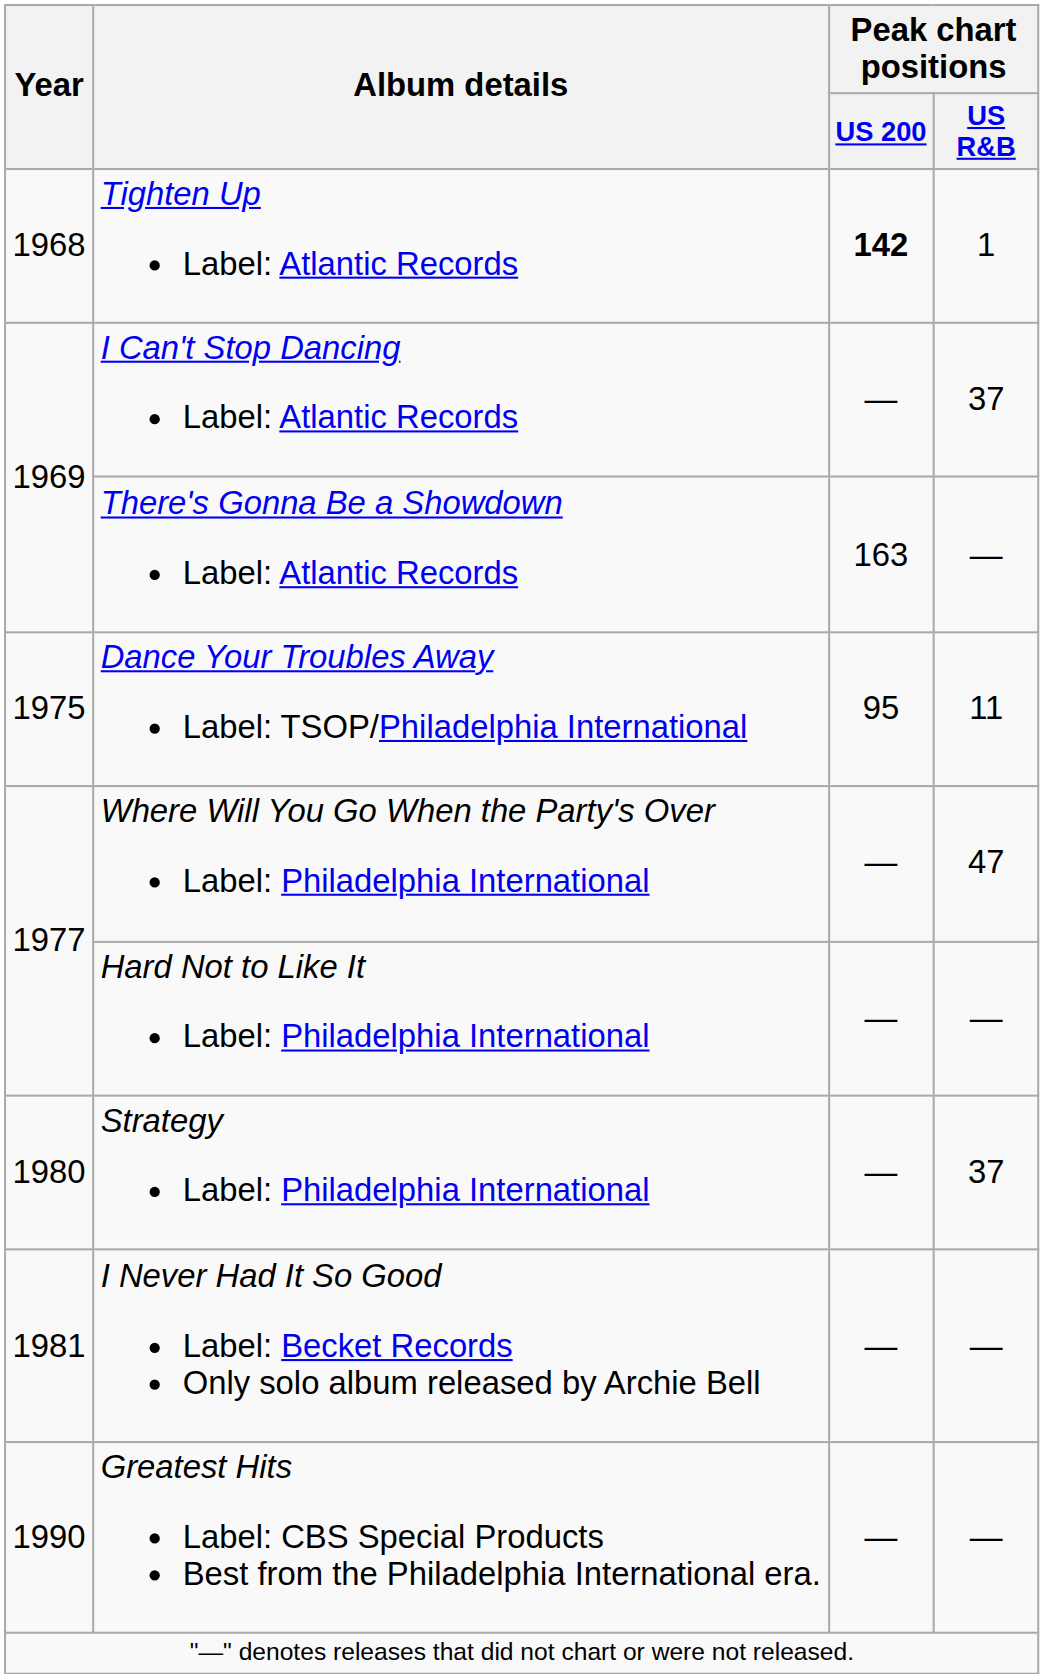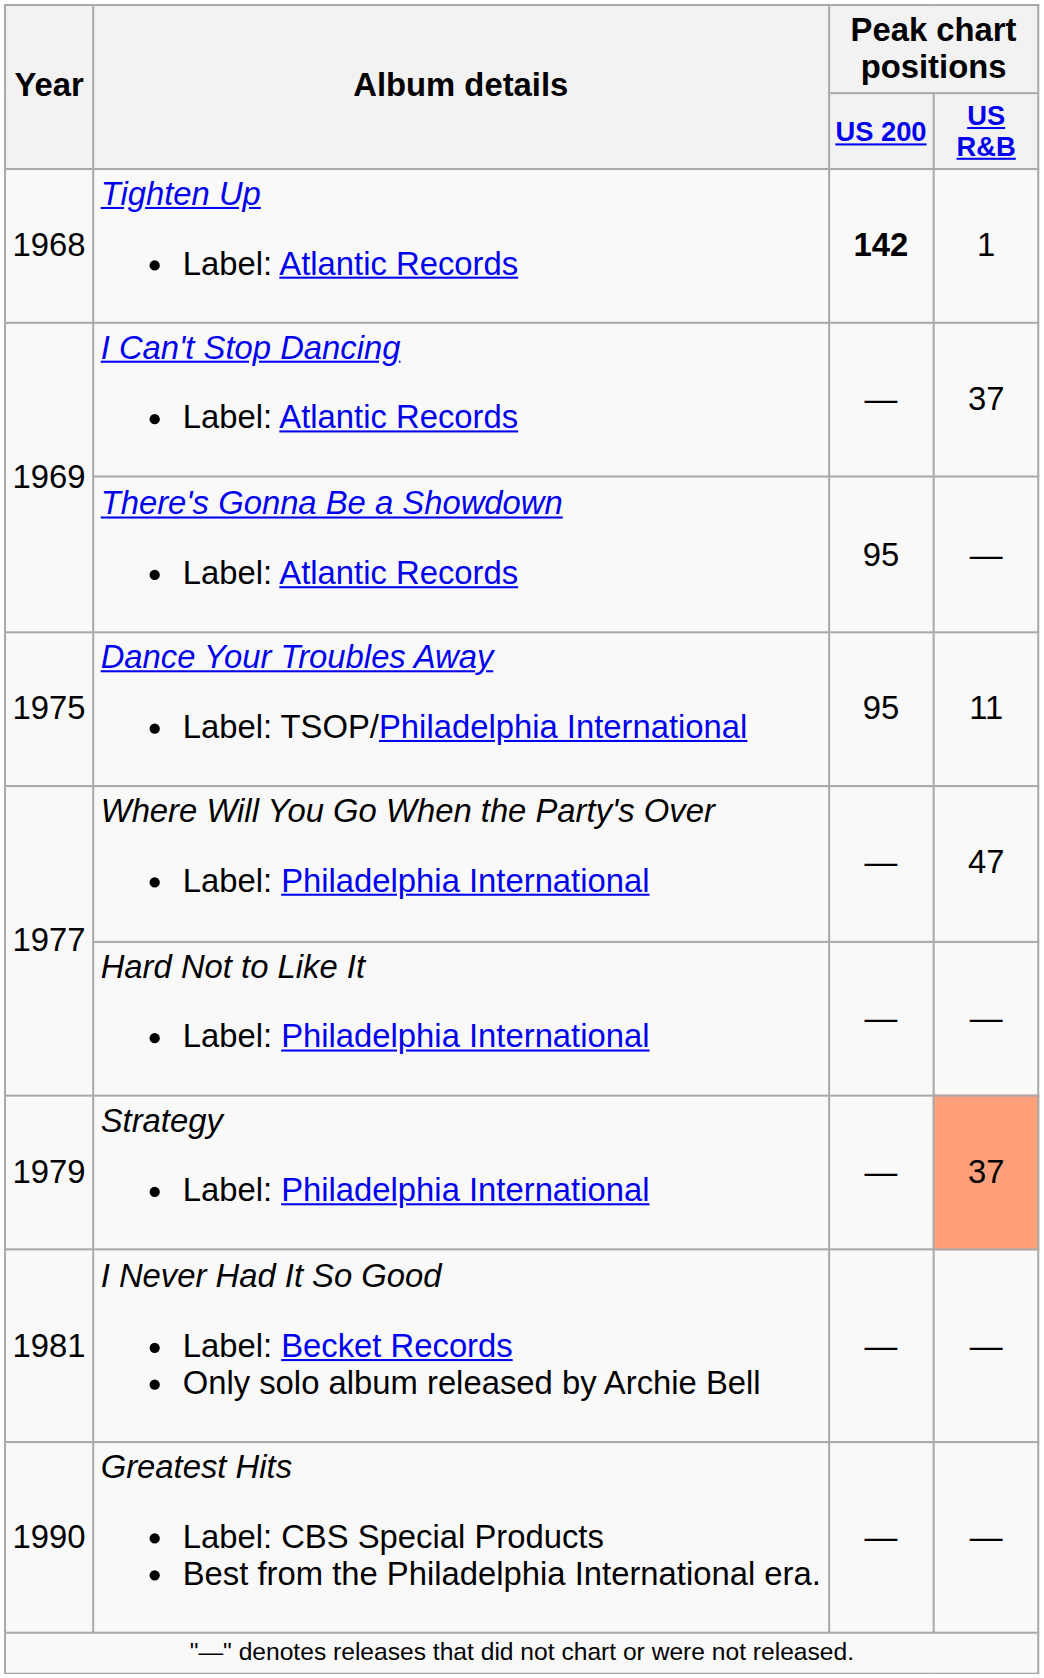(881, 554) 163 -> (881, 554) 95
(49, 1172) 1980 -> (49, 1172) 1979
(986, 1172) no background -> (986, 1172) lightsalmon background
